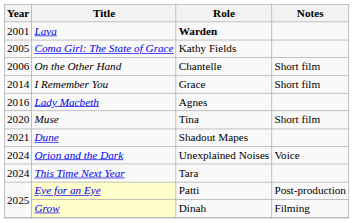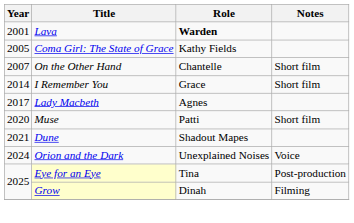(18, 66) 2006 -> (18, 66) 2007
(18, 102) 2016 -> (18, 102) 2017
(189, 119) Tina -> (189, 119) Patti
- row: (80, 173)
(189, 191) Patti -> (189, 173) Tina
